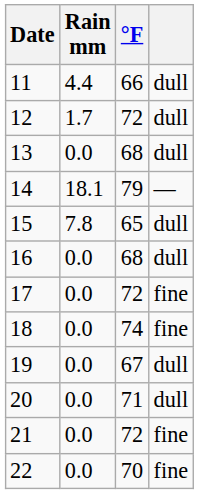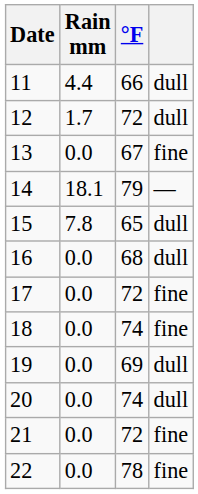(132, 152) 68 -> (132, 152) 67
(171, 152) dull -> (171, 152) fine
(132, 364) 67 -> (132, 364) 69
(132, 399) 71 -> (132, 399) 74
(132, 470) 70 -> (132, 470) 78
